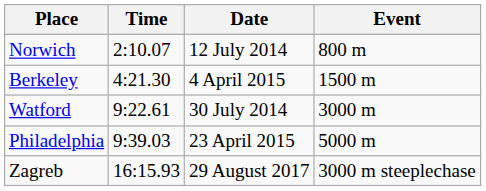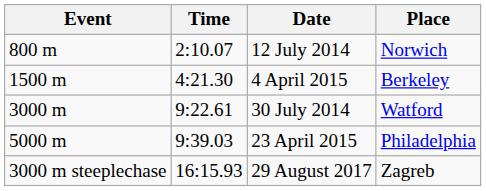columns swapped: (397, 19) <-> (57, 19)
